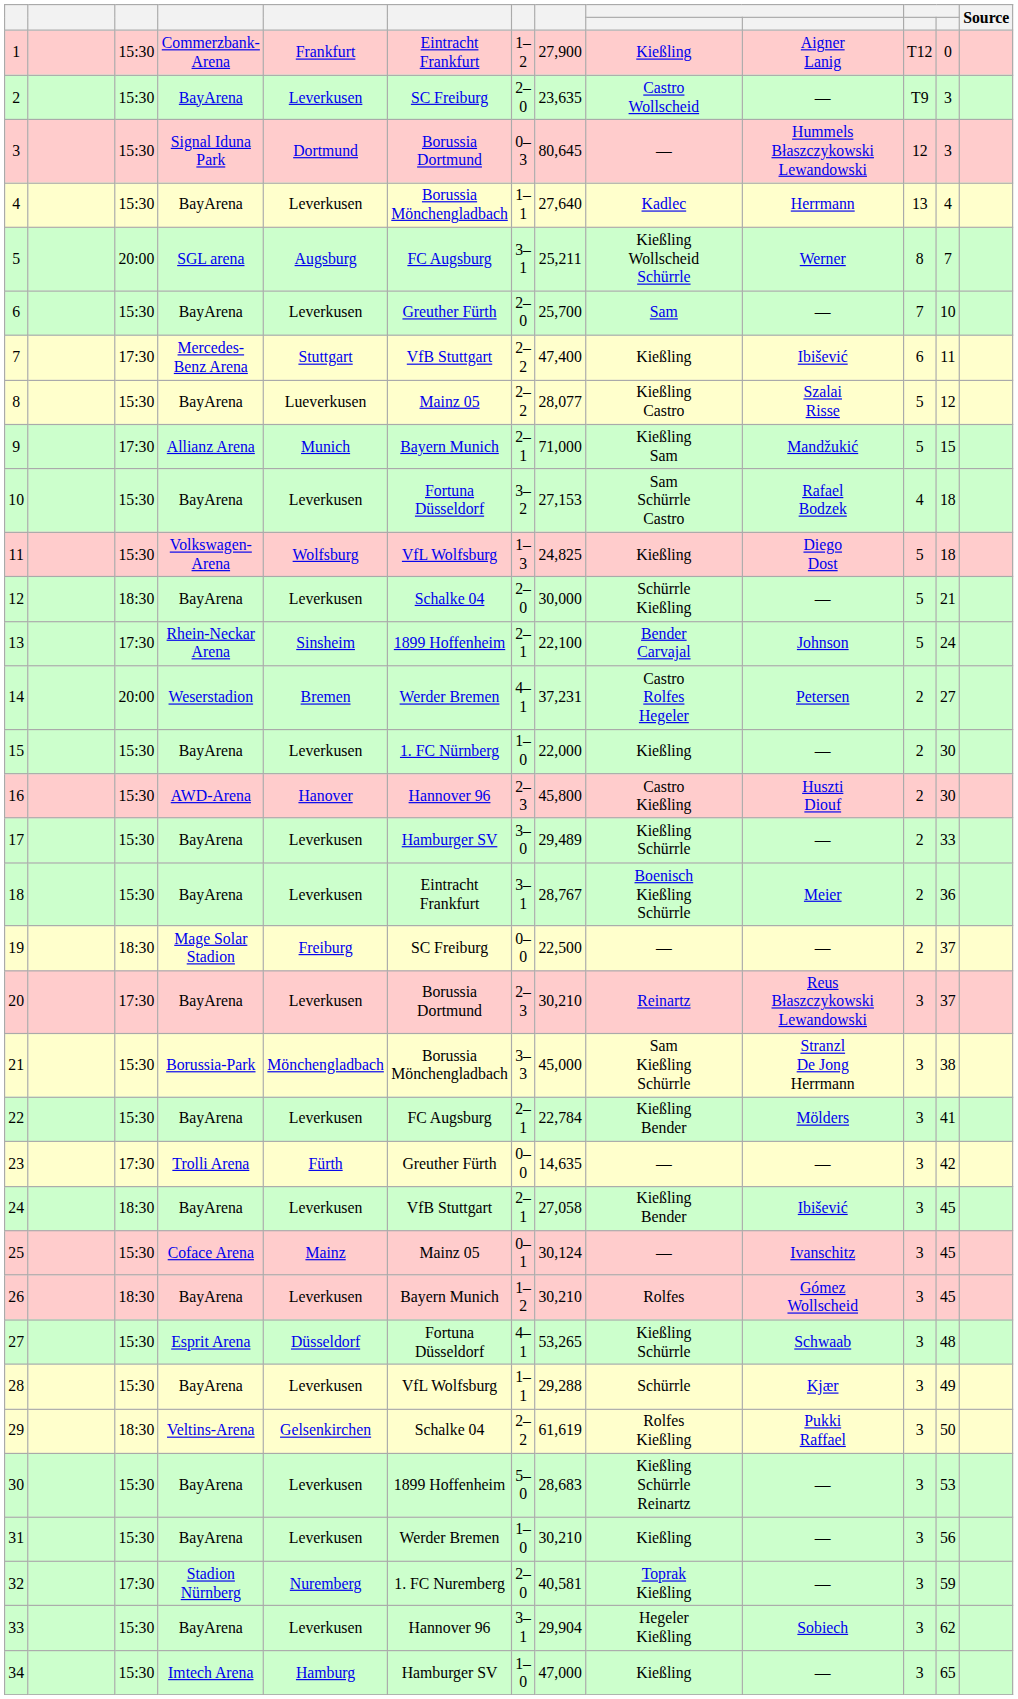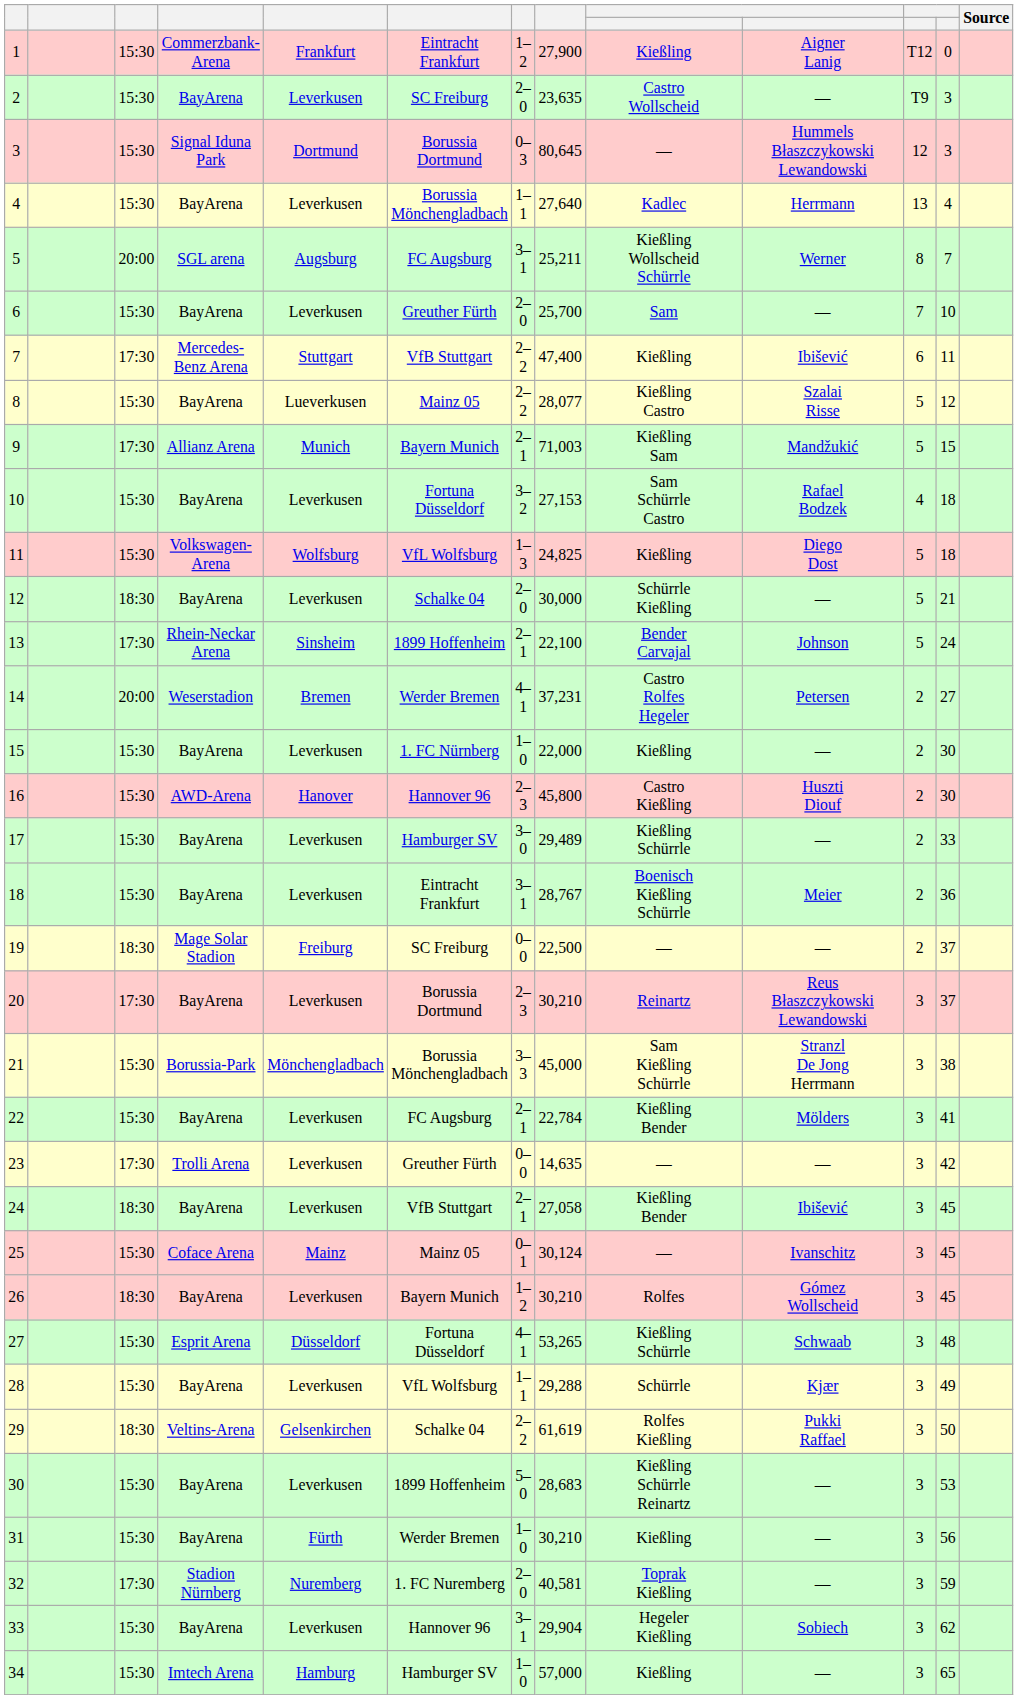(560, 446) 71,000 -> (560, 446) 71,003
(326, 1163) Fürth -> (326, 1163) Leverkusen
(326, 1538) Leverkusen -> (326, 1538) Fürth
(560, 1672) 47,000 -> (560, 1672) 57,000
